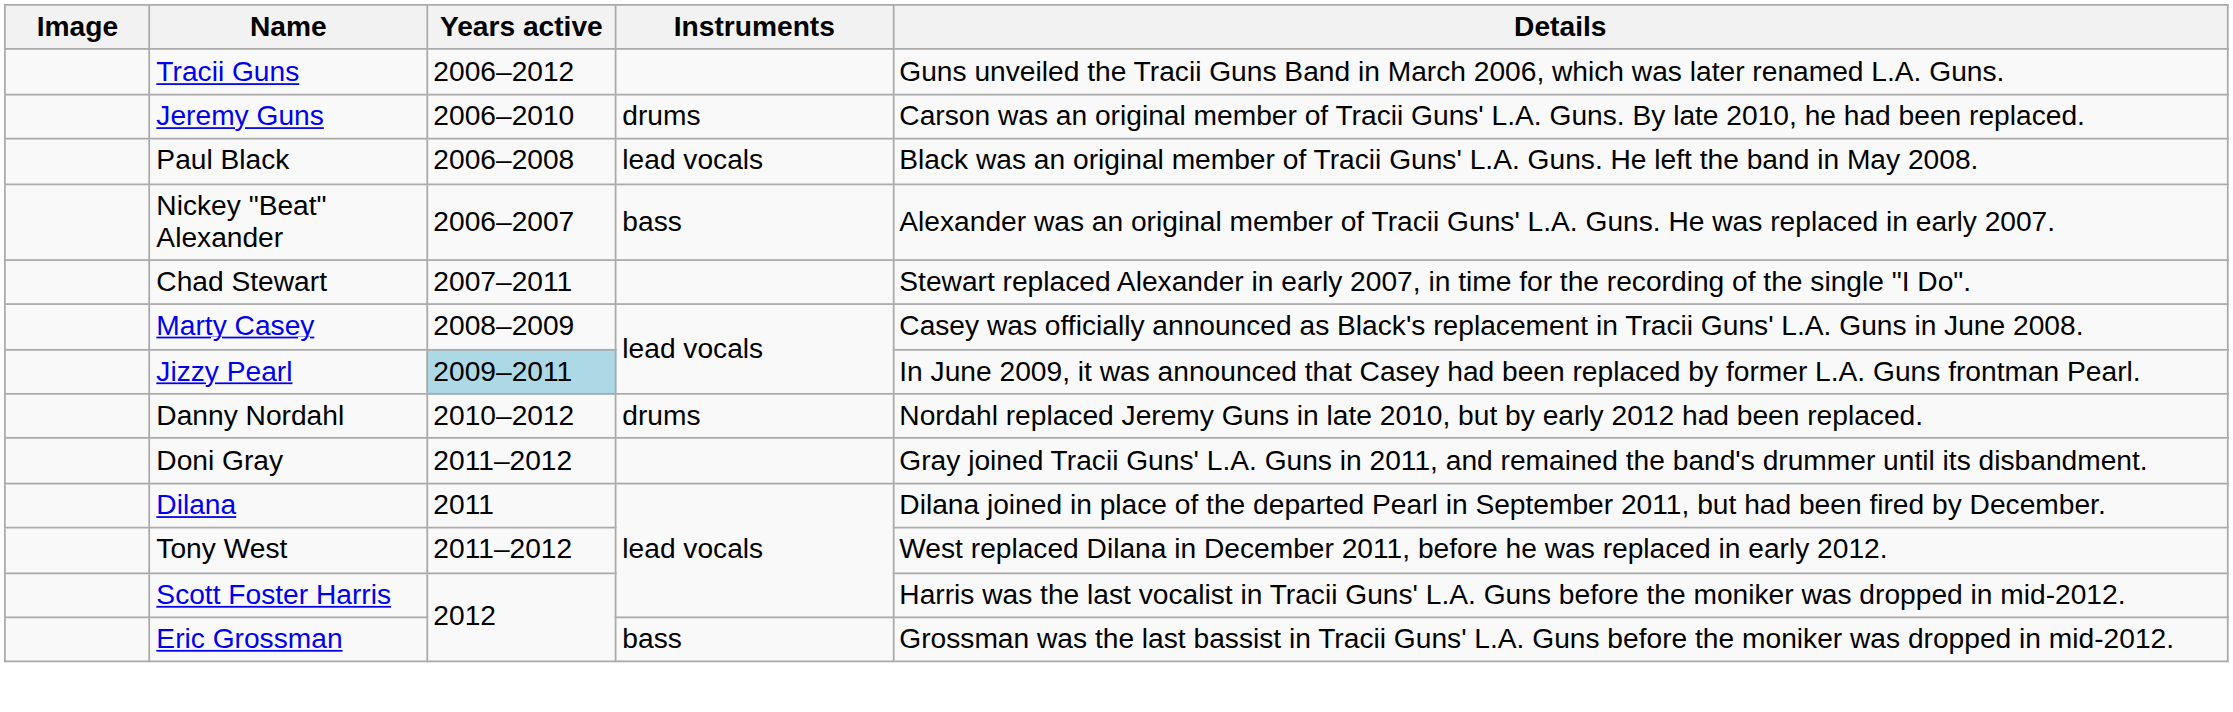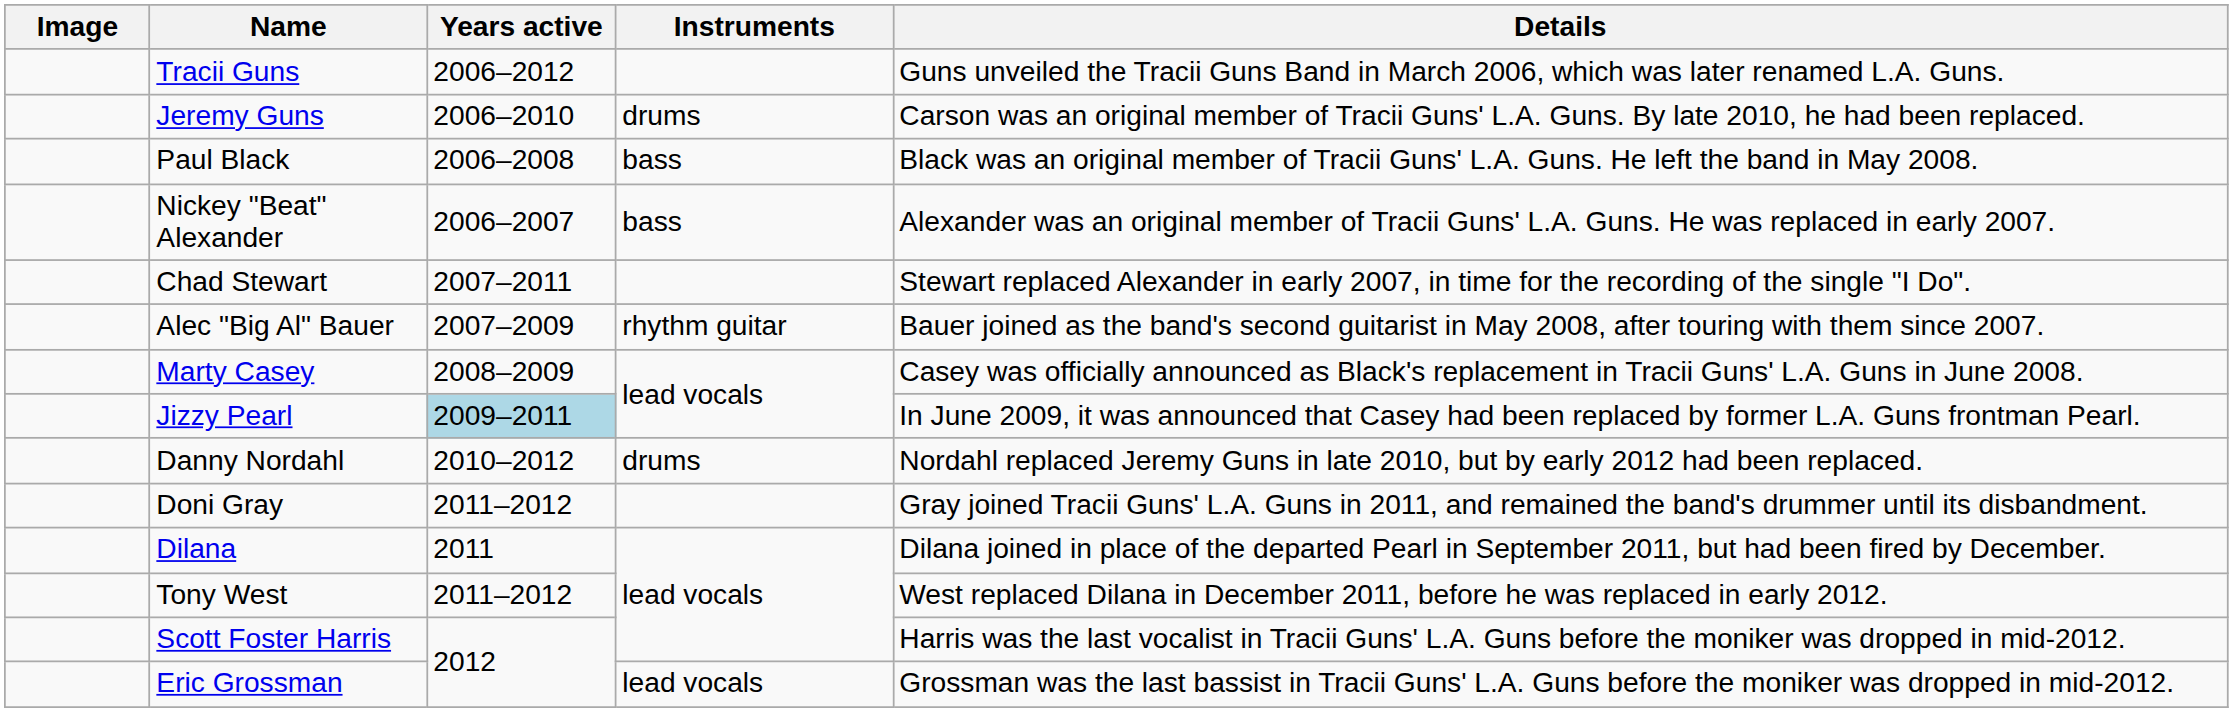(693, 160) lead vocals -> (652, 160) bass
+ row: (275, 326)
(652, 639) bass -> (693, 683) lead vocals
